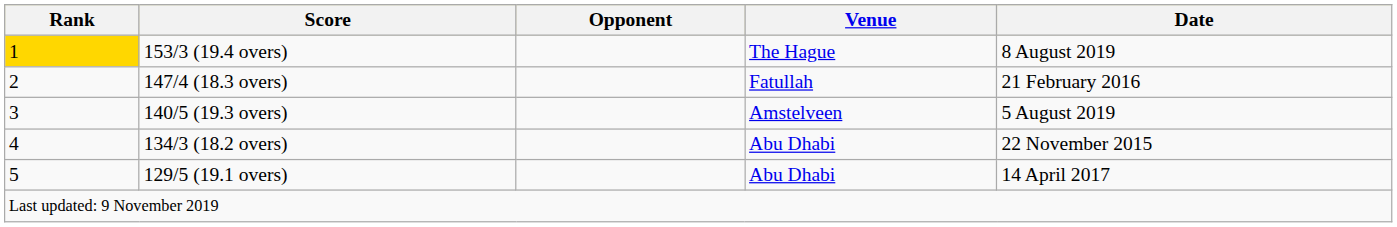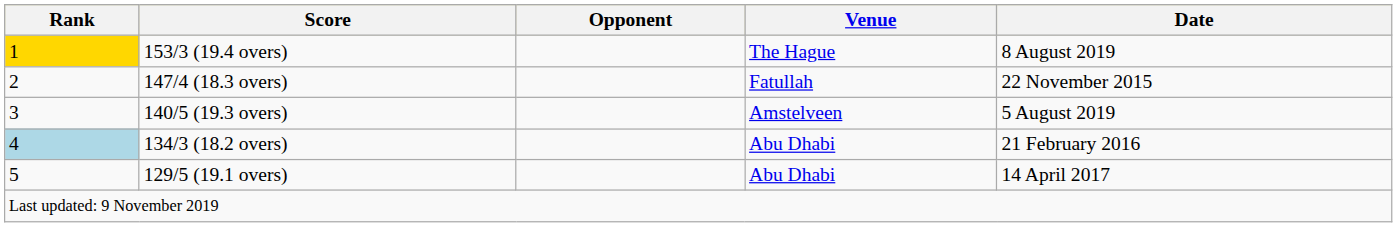(1071, 81) 21 February 2016 -> (1077, 81) 22 November 2015
(14, 143) no background -> (14, 143) lightblue background
(1077, 143) 22 November 2015 -> (1071, 143) 21 February 2016
